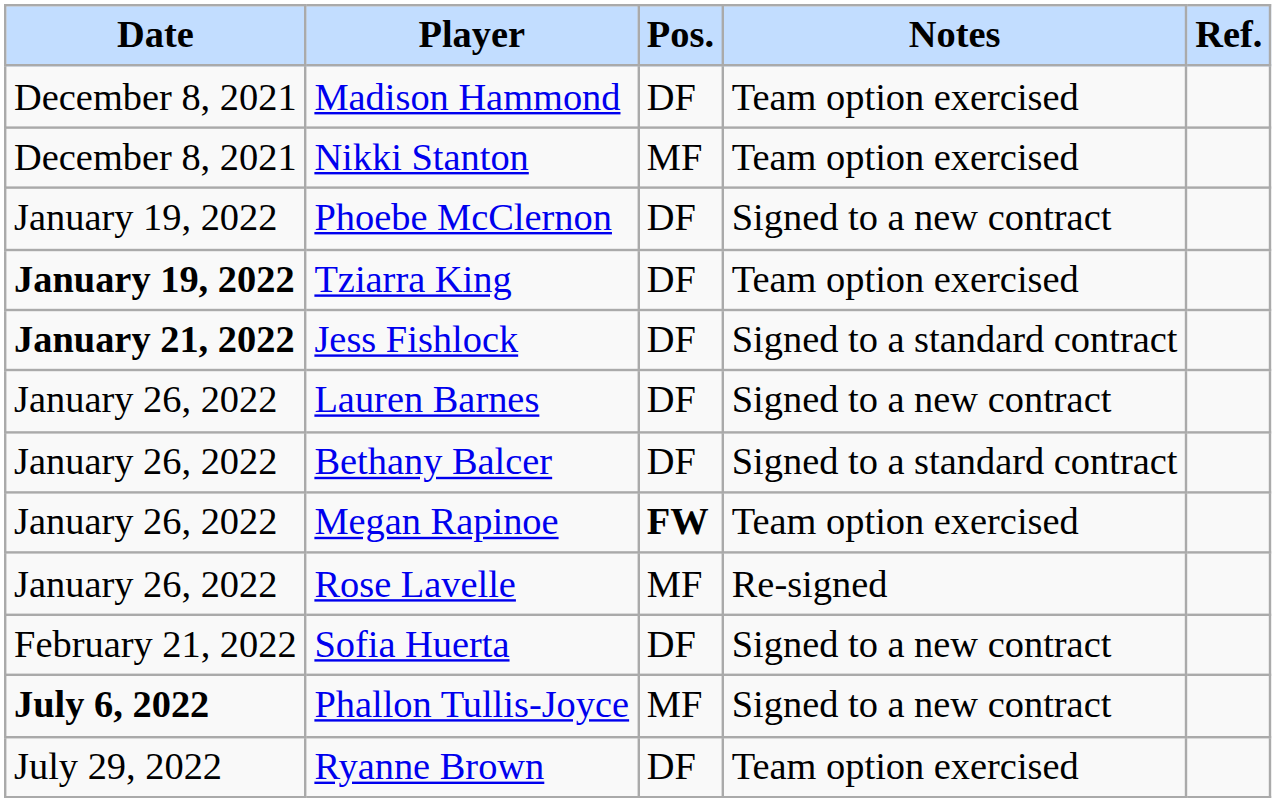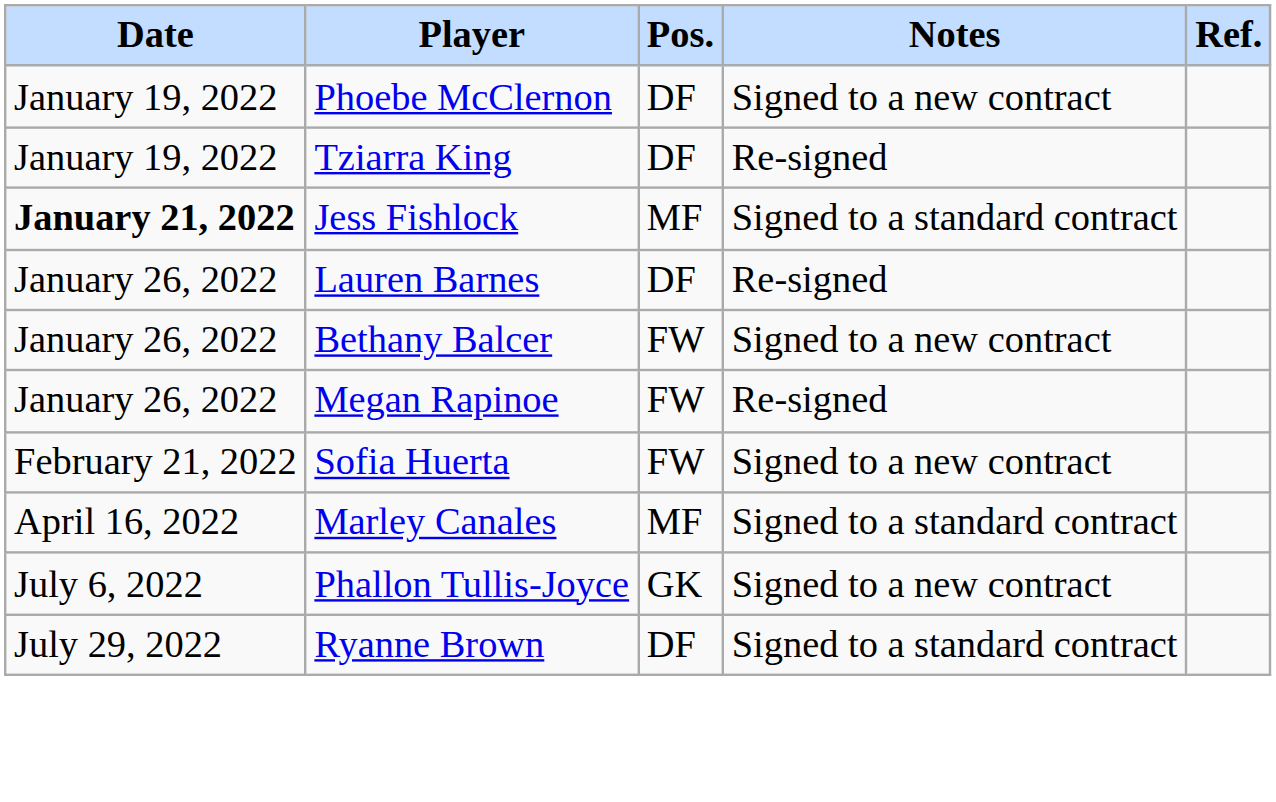- row: (467, 95)
- row: (422, 156)
(154, 278) bold -> (146, 156) normal
(905, 278) Team option exercised -> (810, 156) Re-signed
(671, 339) DF -> (675, 217) MF
(922, 400) Signed to a new contract -> (810, 278) Re-signed
(671, 461) DF -> (676, 339) FW
(955, 461) Signed to a standard contract -> (922, 339) Signed to a new contract
(678, 522) bold -> (676, 400) normal
(905, 522) Team option exercised -> (810, 400) Re-signed
- row: (415, 583)
(671, 643) DF -> (676, 461) FW
+ row: (435, 522)
(112, 704) bold -> (108, 583) normal
(675, 704) MF -> (675, 583) GK
(905, 765) Team option exercised -> (955, 643) Signed to a standard contract
